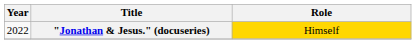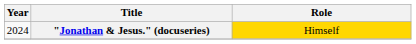(18, 30) 2022 -> (18, 30) 2024
